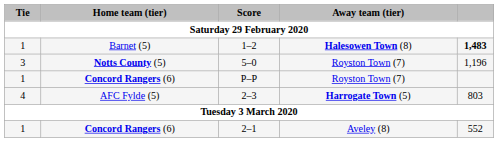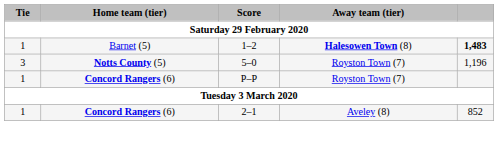- row: (249, 96)
(475, 129) 552 -> (475, 112) 852
